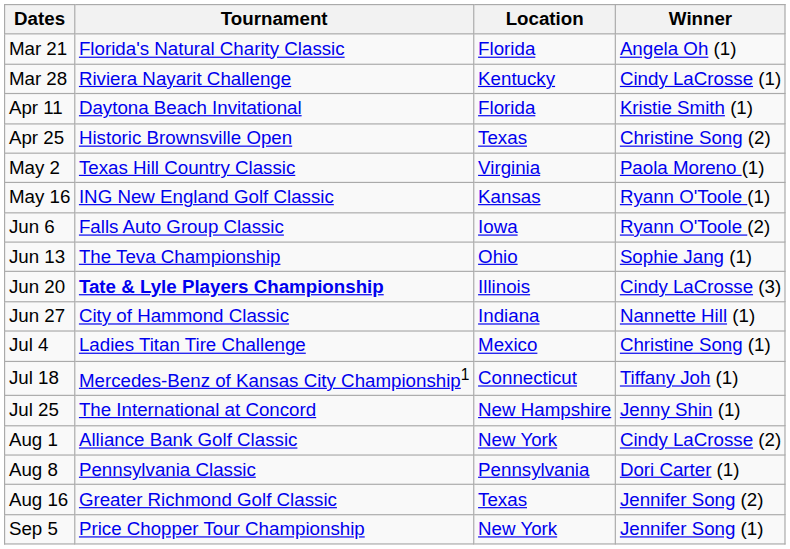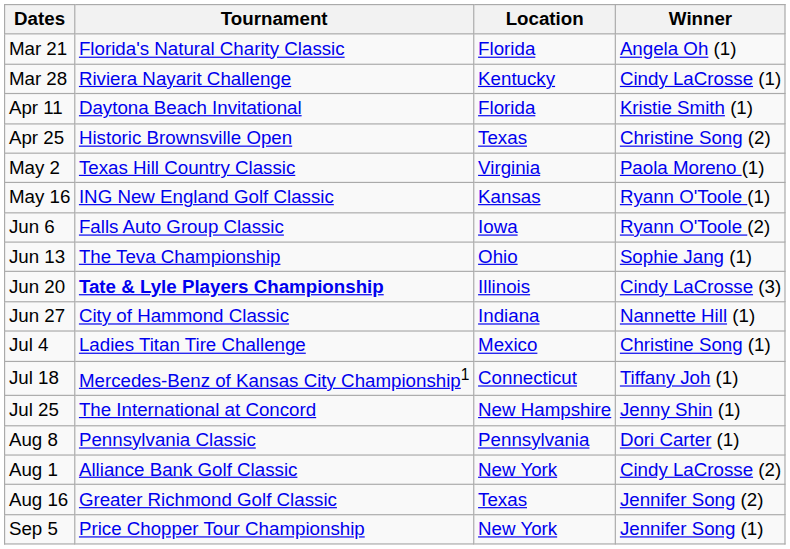rows swapped: (33, 440) <-> (33, 469)
